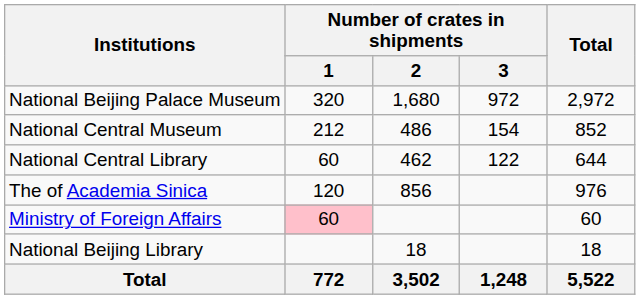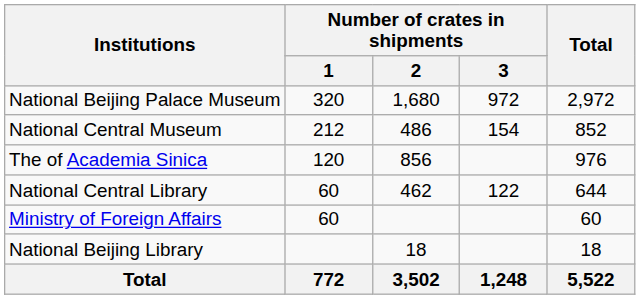rows swapped: (108, 160) <-> (108, 190)
(329, 220) pink background -> (329, 220) no background
